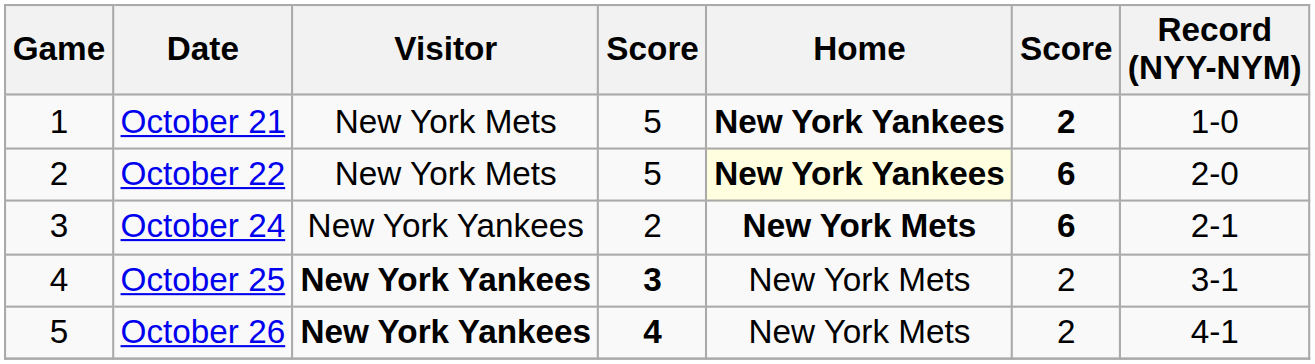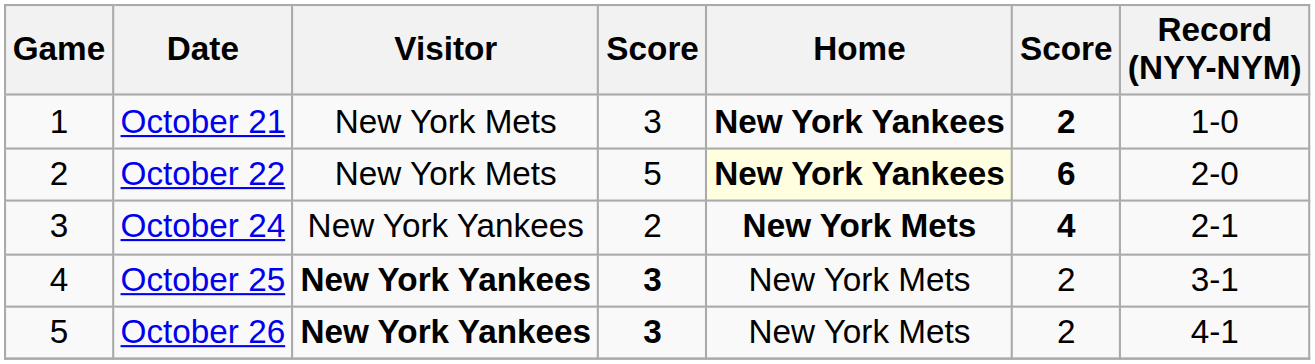(653, 121) 5 -> (653, 121) 3
(1066, 226) 6 -> (1066, 226) 4
(653, 332) 4 -> (653, 332) 3
